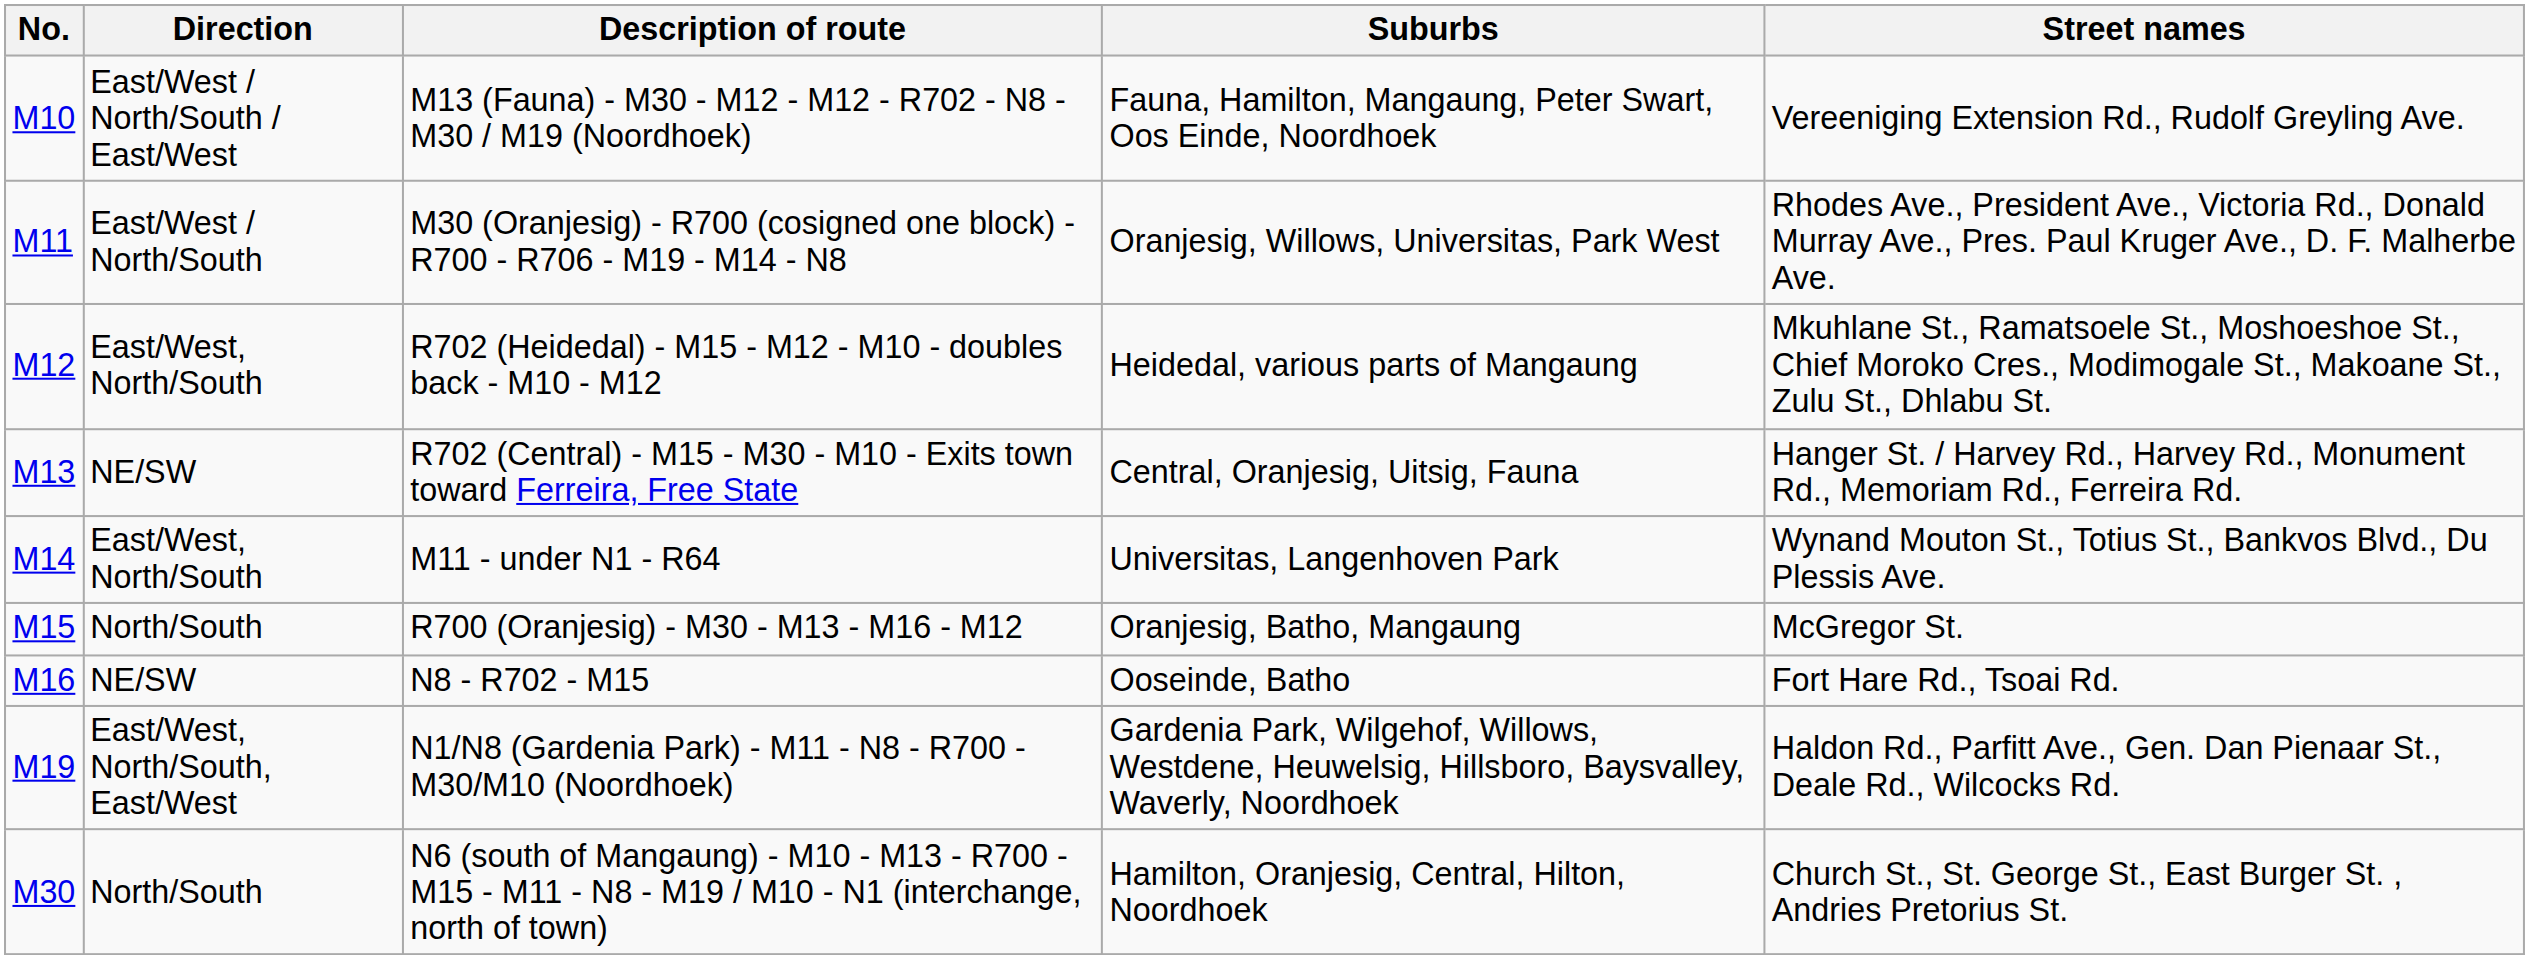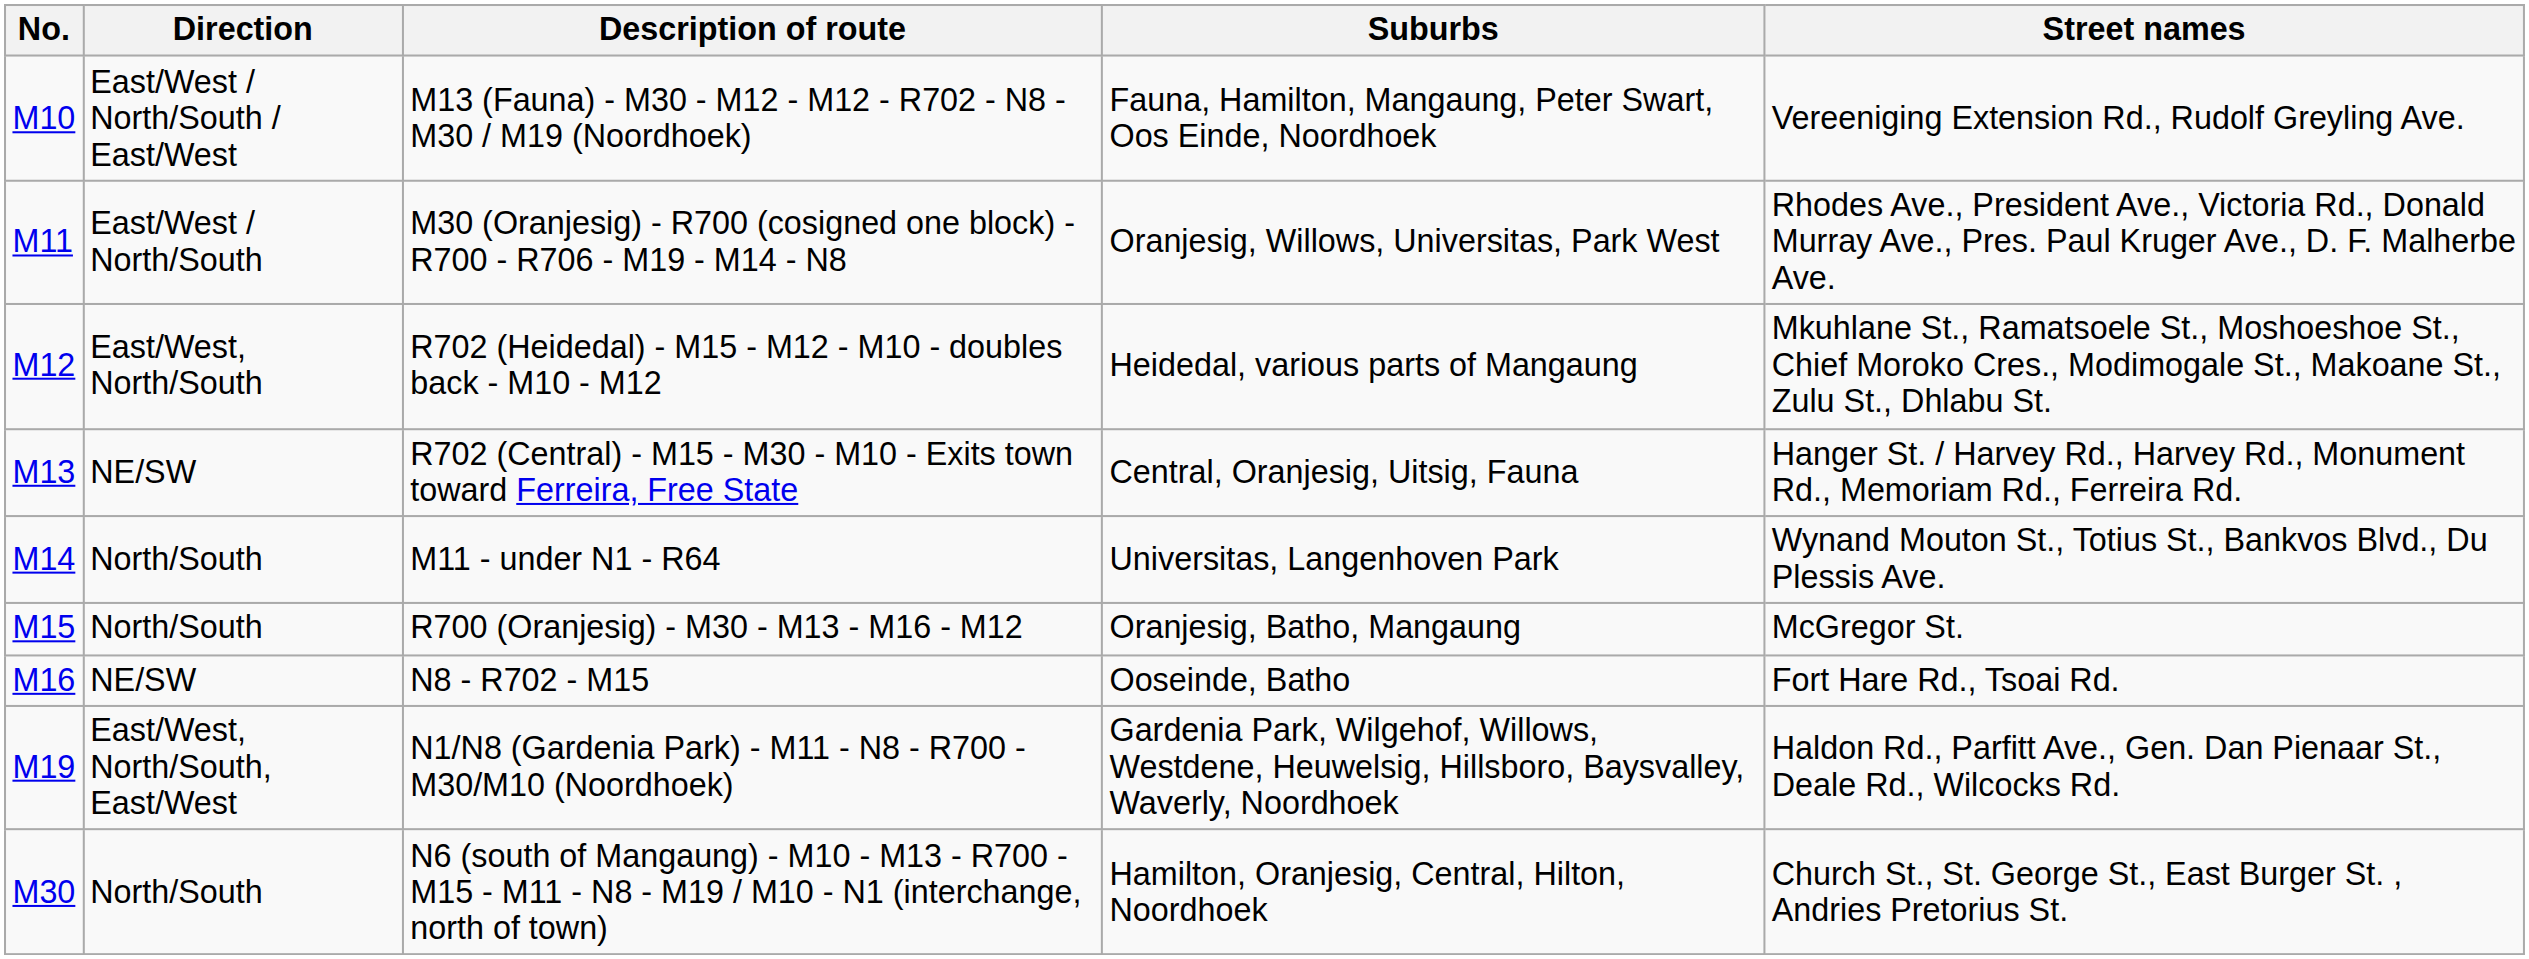(176, 559) East/West, North/South -> (176, 559) North/South
